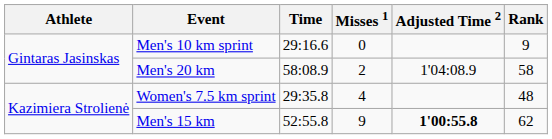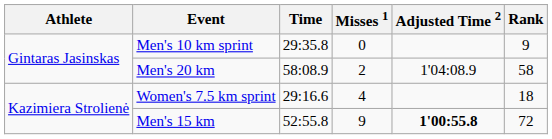(306, 46) 29:16.6 -> (306, 46) 29:35.8
(306, 96) 29:35.8 -> (306, 96) 29:16.6
(526, 96) 48 -> (526, 96) 18
(526, 121) 62 -> (526, 121) 72
